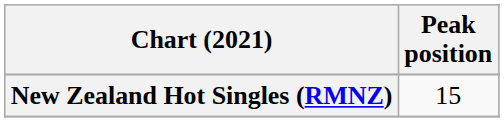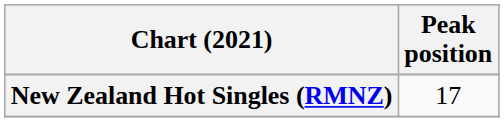(448, 95) 15 -> (448, 95) 17
